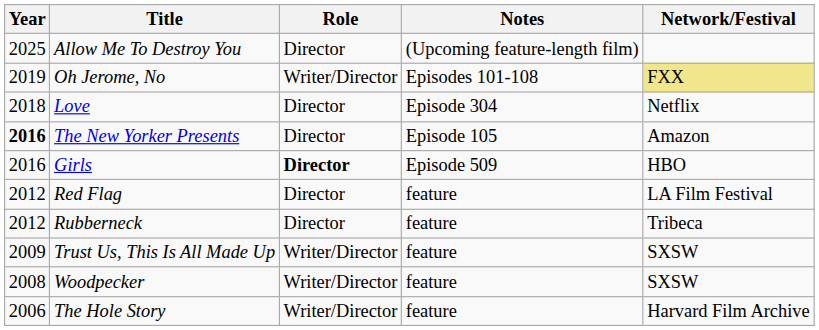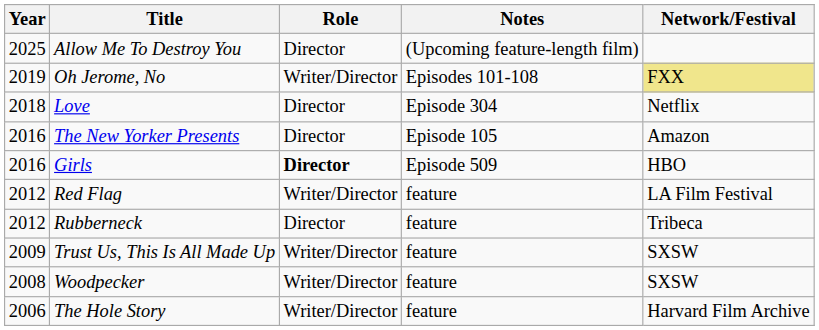(27, 135) bold -> (27, 135) normal
(314, 194) Director -> (340, 194) Writer/Director
